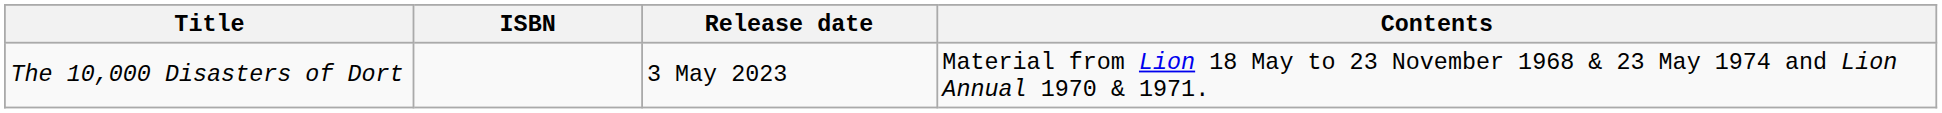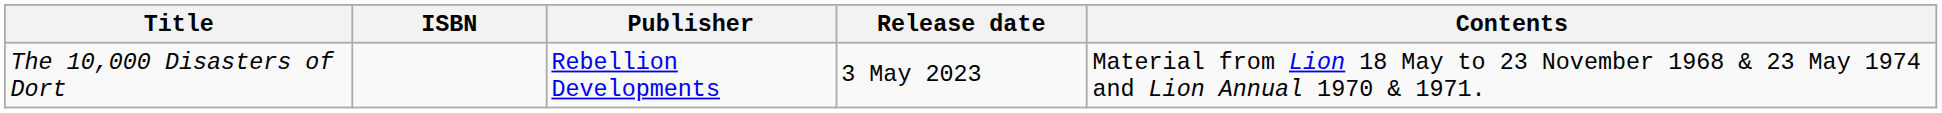+ column: (691, 24)
